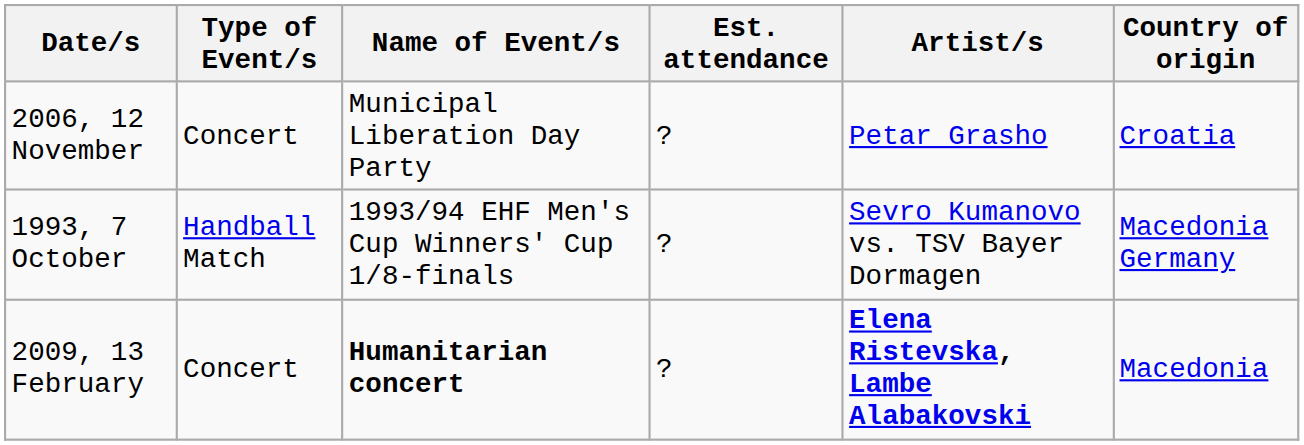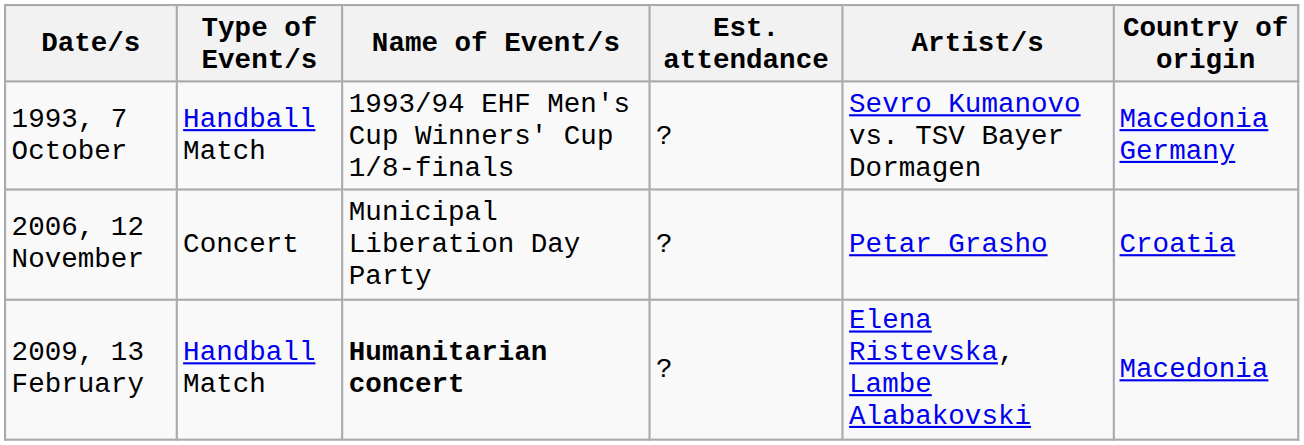rows swapped: (70, 245) <-> (78, 136)
(241, 369) Concert -> (249, 369) Handball Match
(940, 369) bold -> (940, 369) normal
